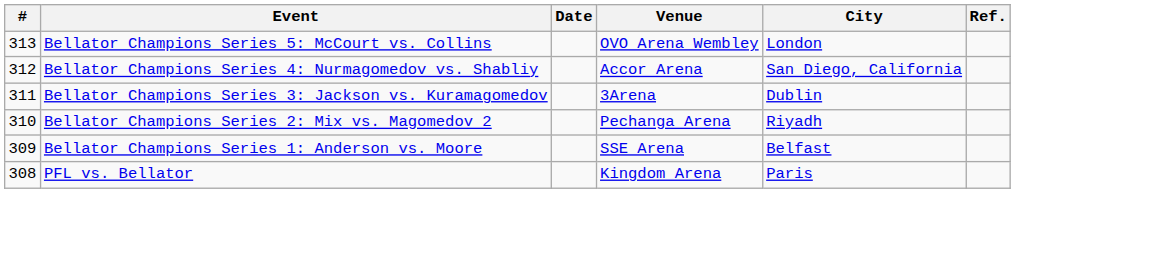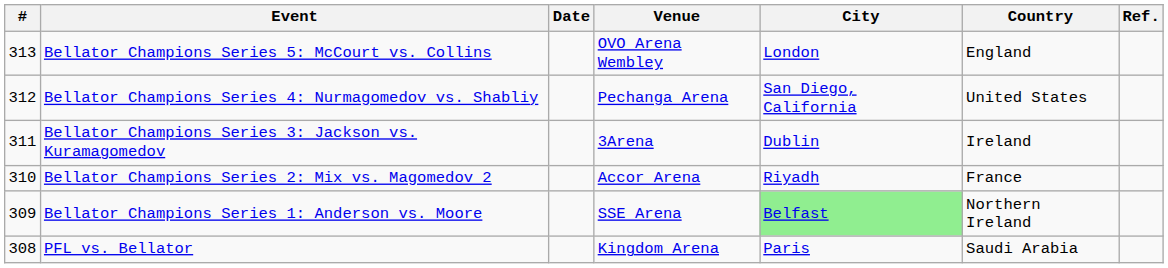+ column: (1040, 17)
(651, 70) Accor Arena -> (663, 98) Pechanga Arena
(665, 122) Pechanga Arena -> (649, 178) Accor Arena
(799, 148) no background -> (796, 213) lightgreen background
